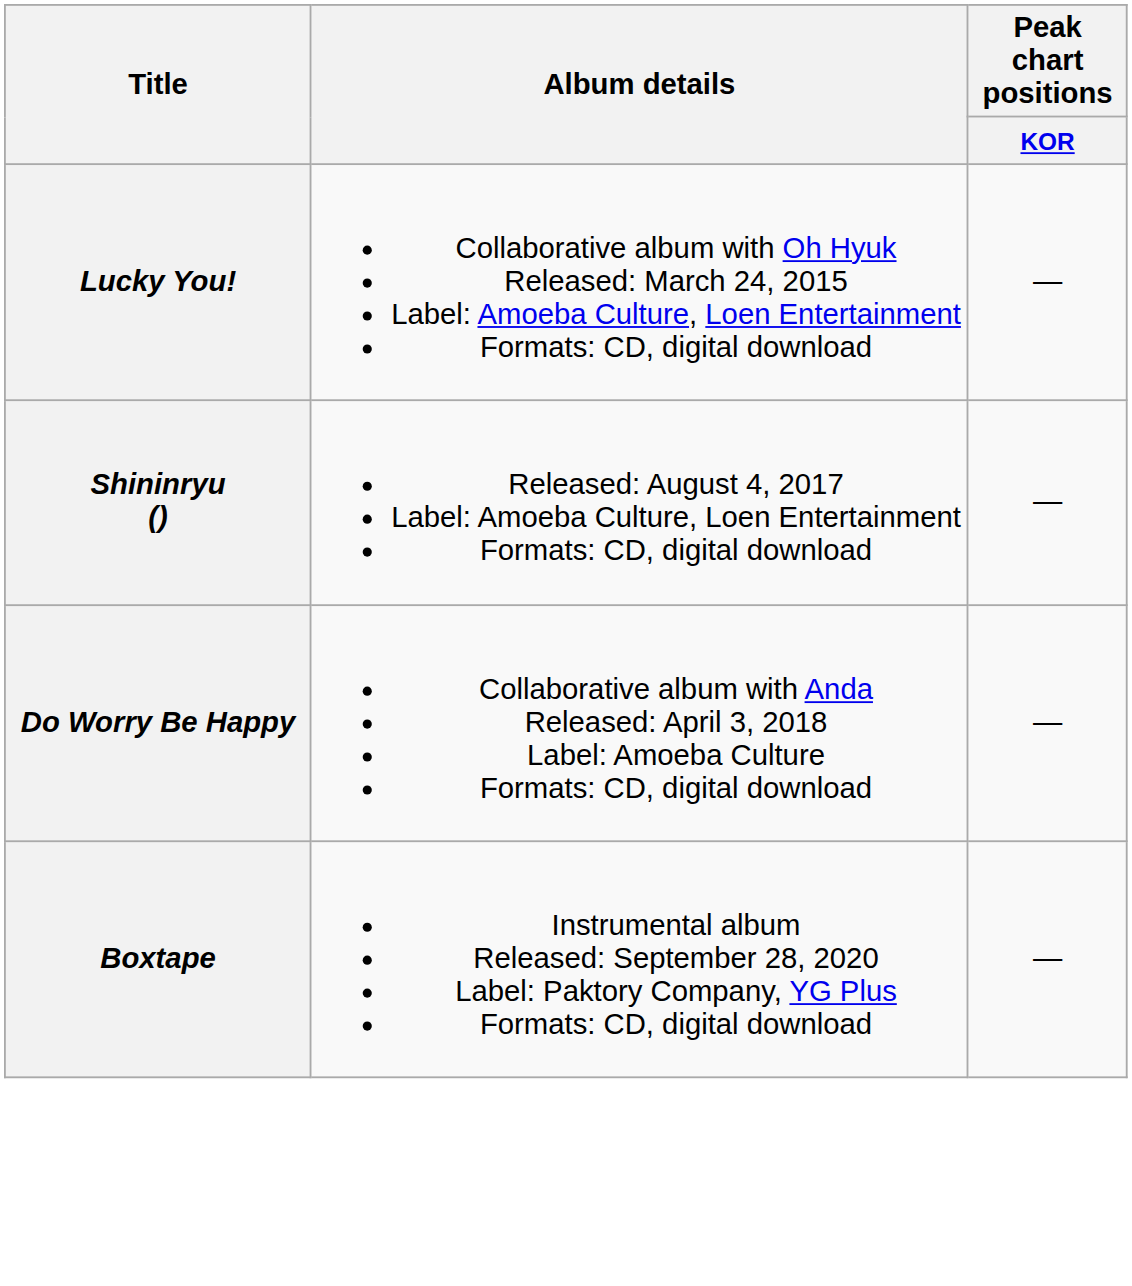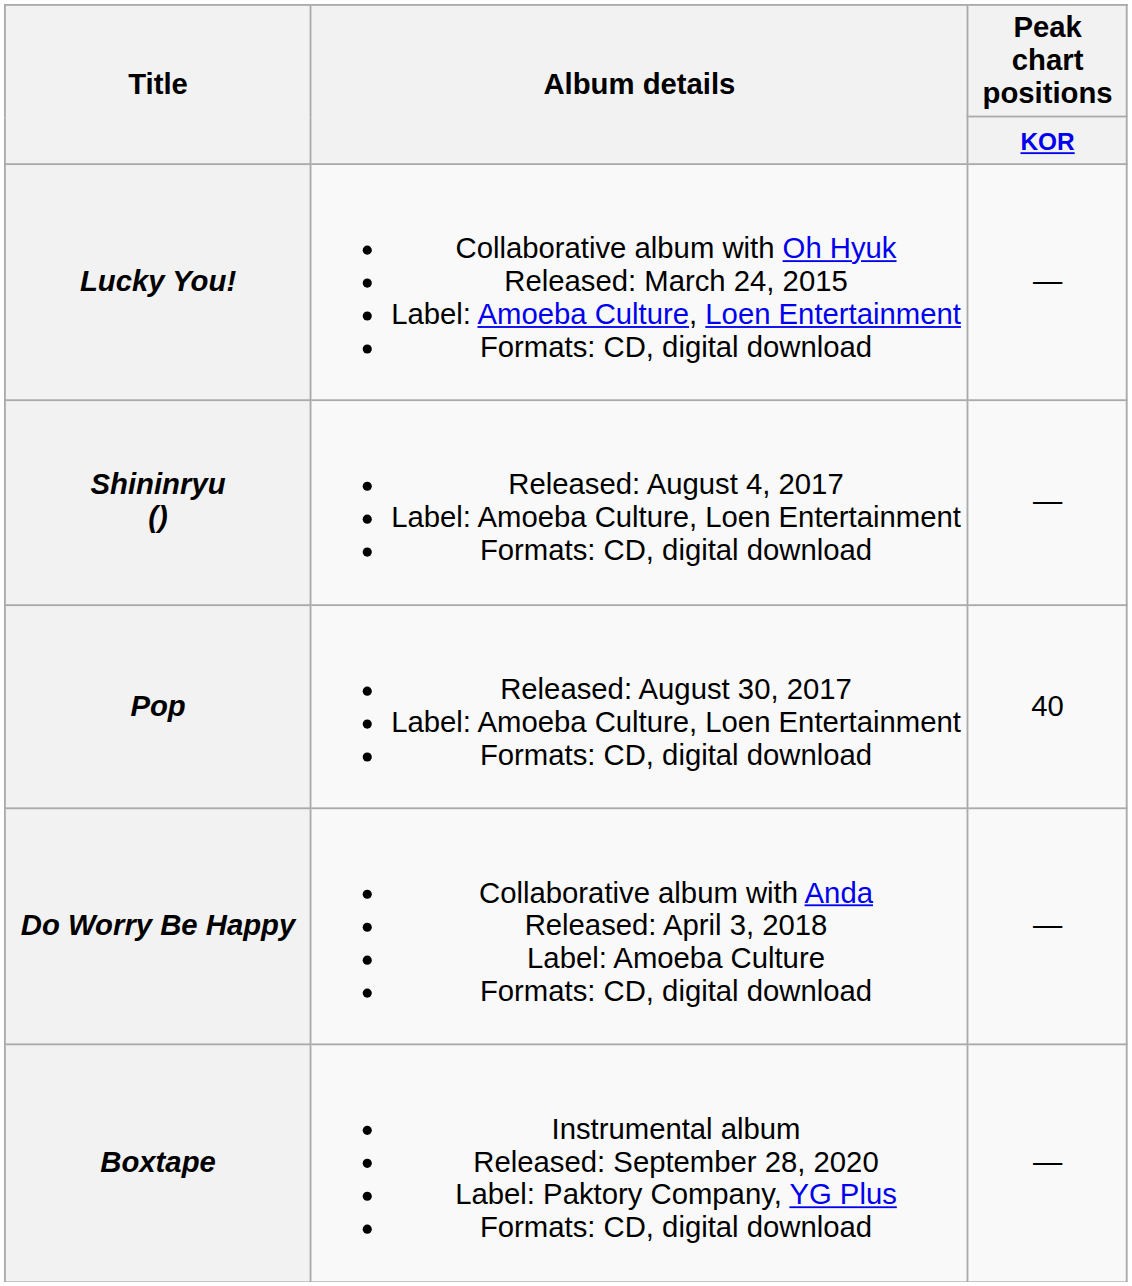+ row: (158, 705)
